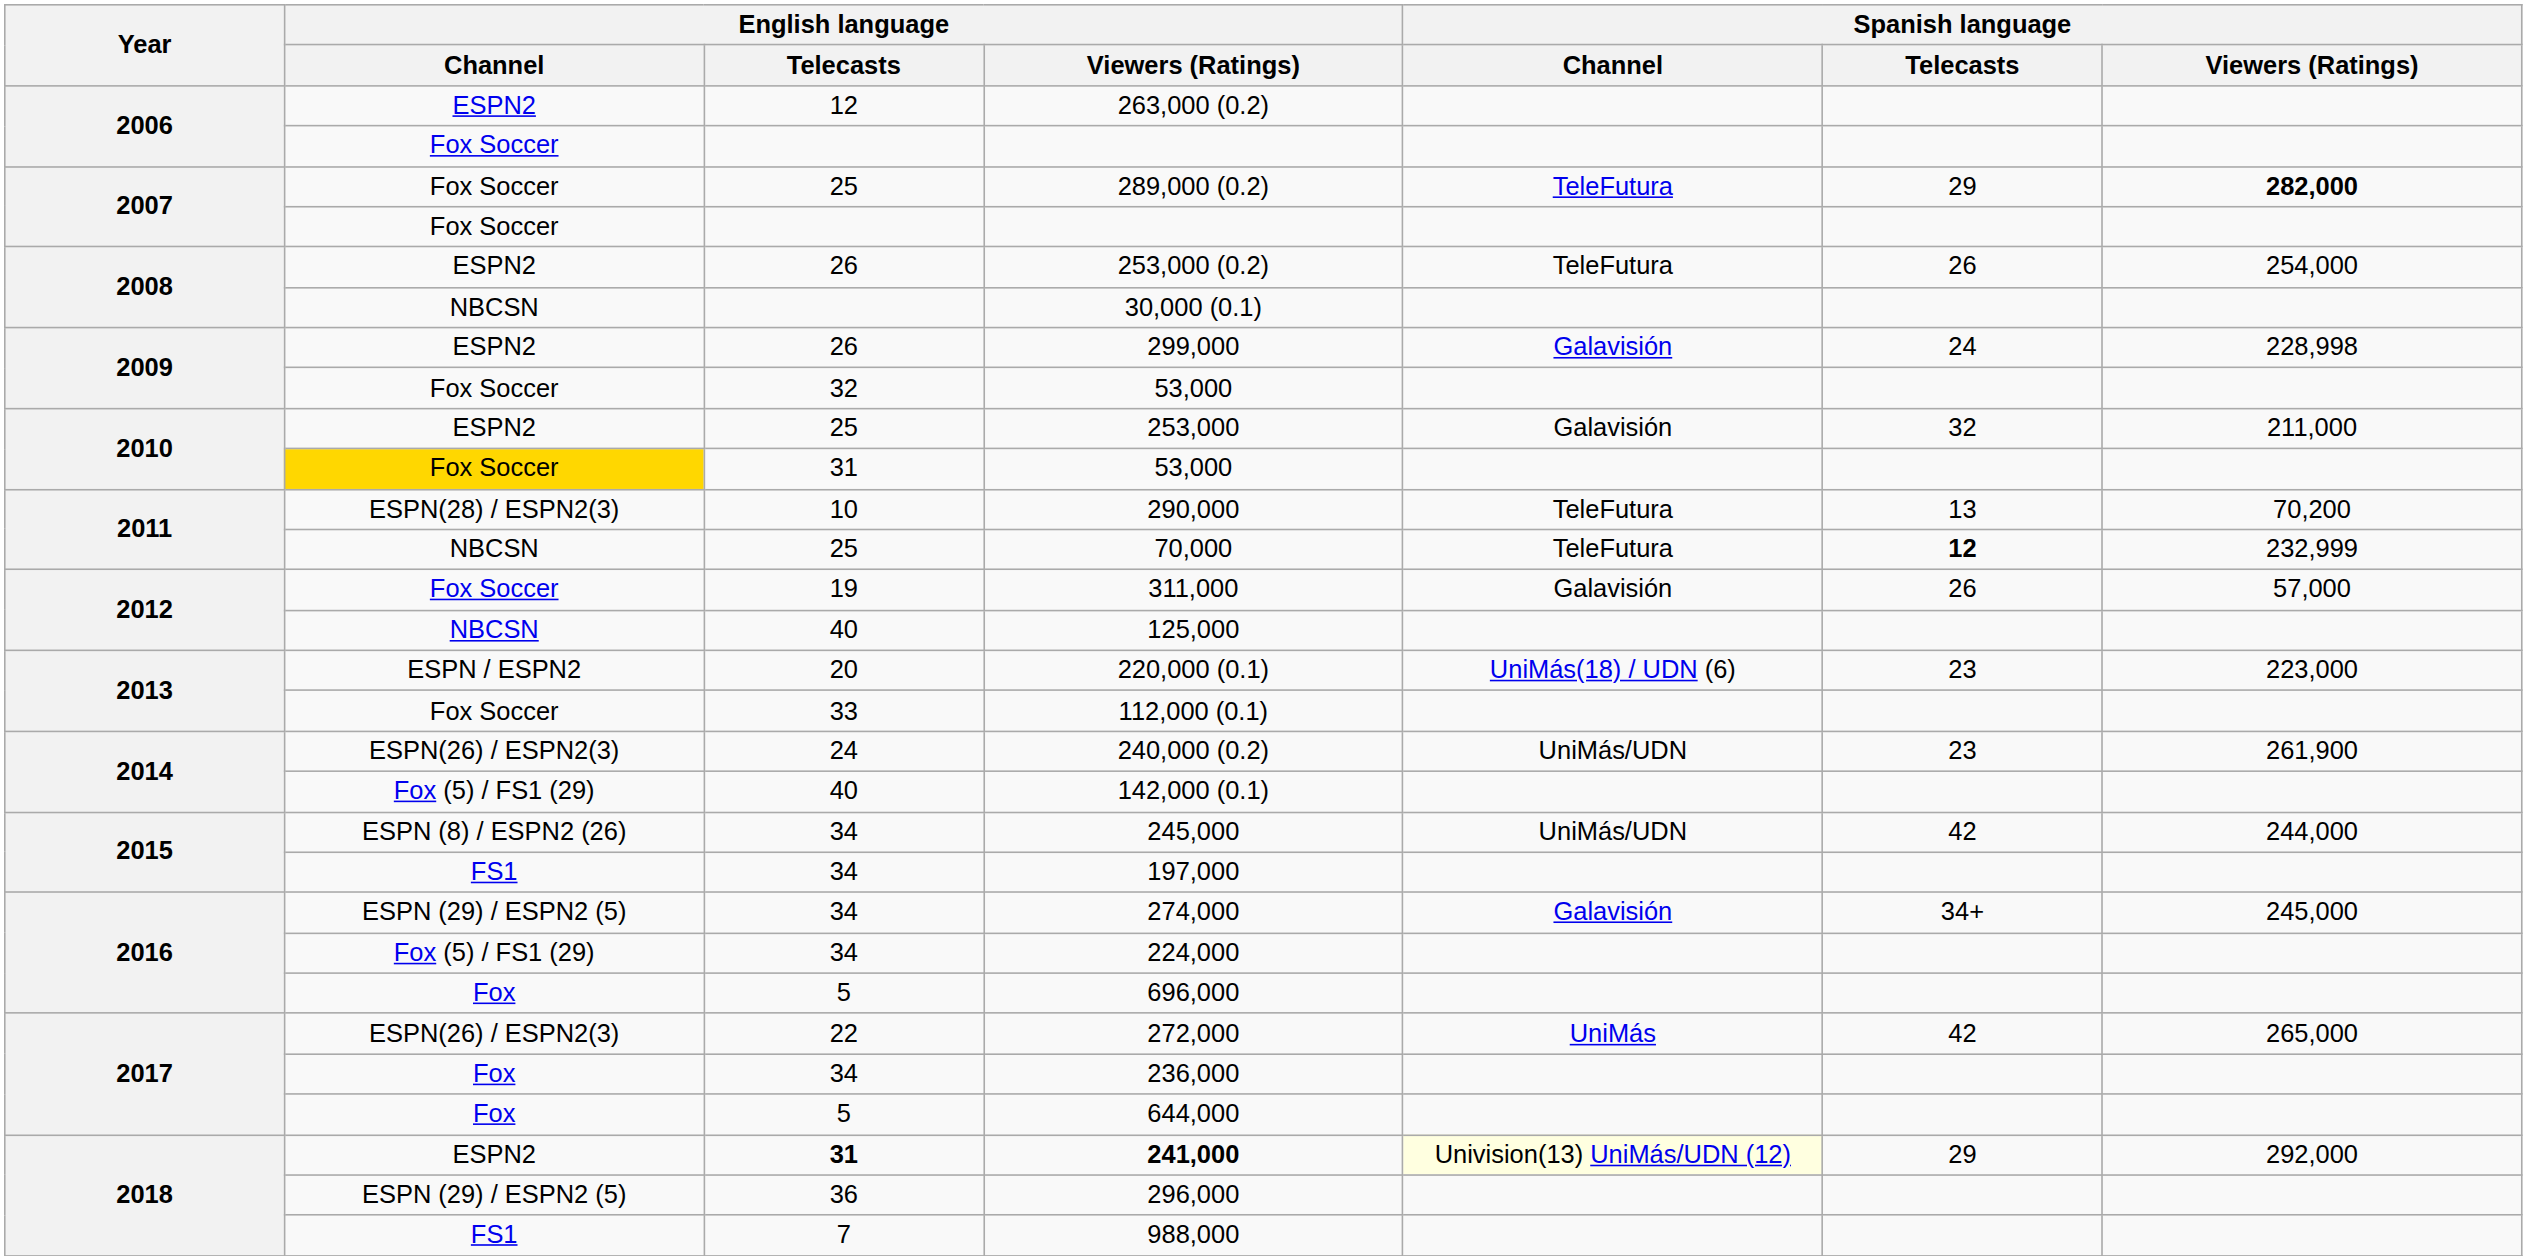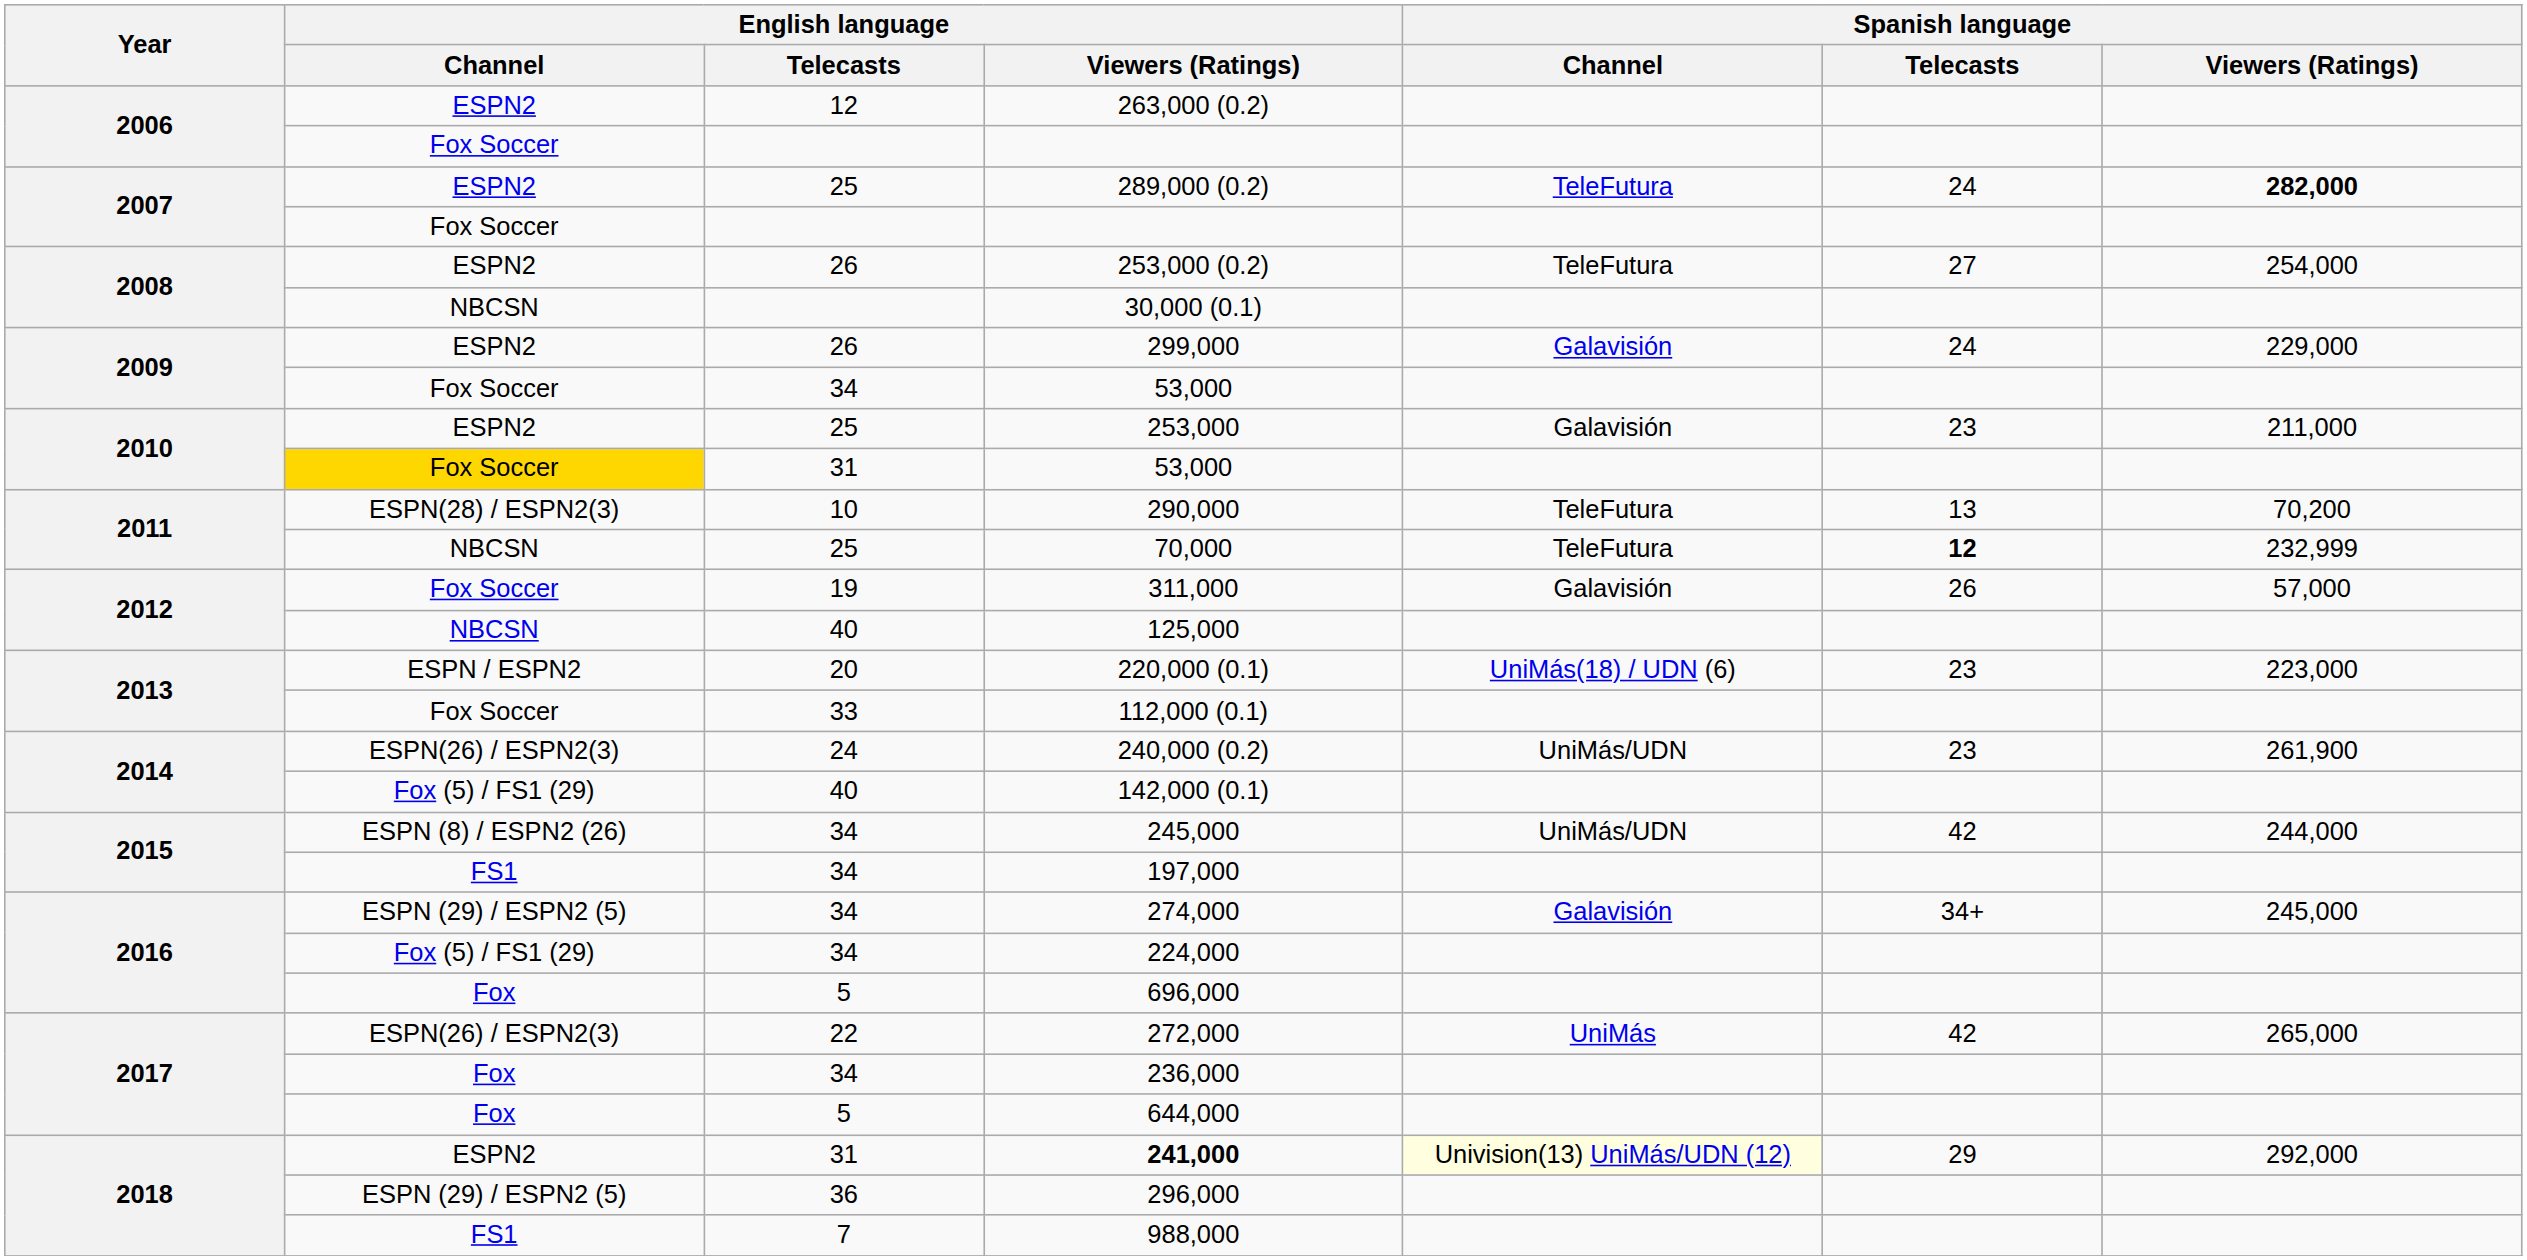(494, 186) Fox Soccer -> (494, 186) ESPN2
(1962, 186) 29 -> (1962, 186) 24
(1962, 266) 26 -> (1962, 266) 27
(2312, 347) 228,998 -> (2312, 347) 229,000
(844, 387) 32 -> (844, 387) 34
(1962, 428) 32 -> (1962, 428) 23
(844, 1154) bold -> (844, 1154) normal
